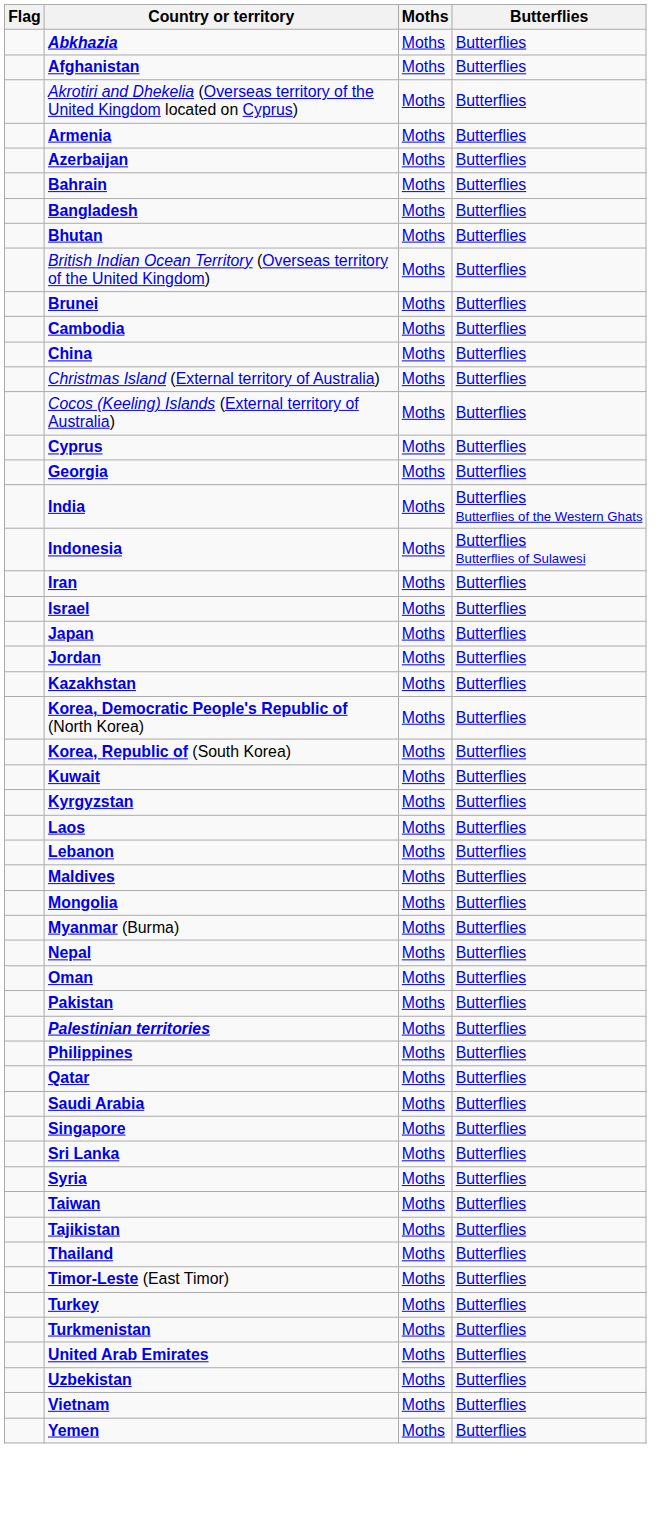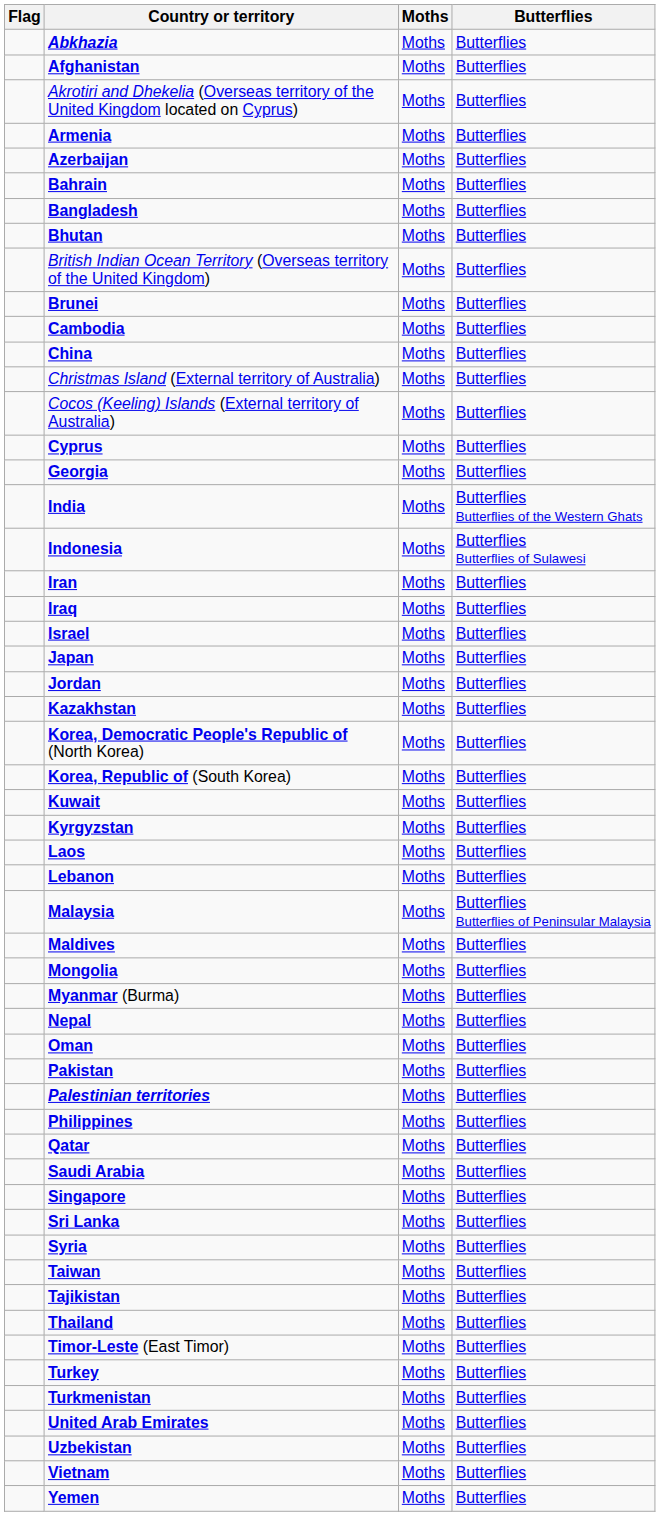+ row: (63, 608)
+ row: (81, 911)
